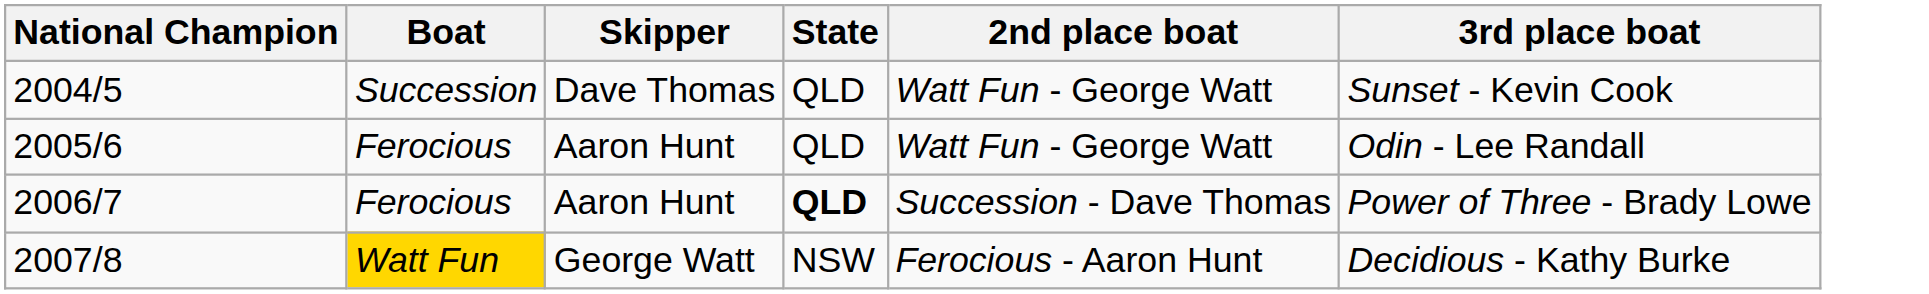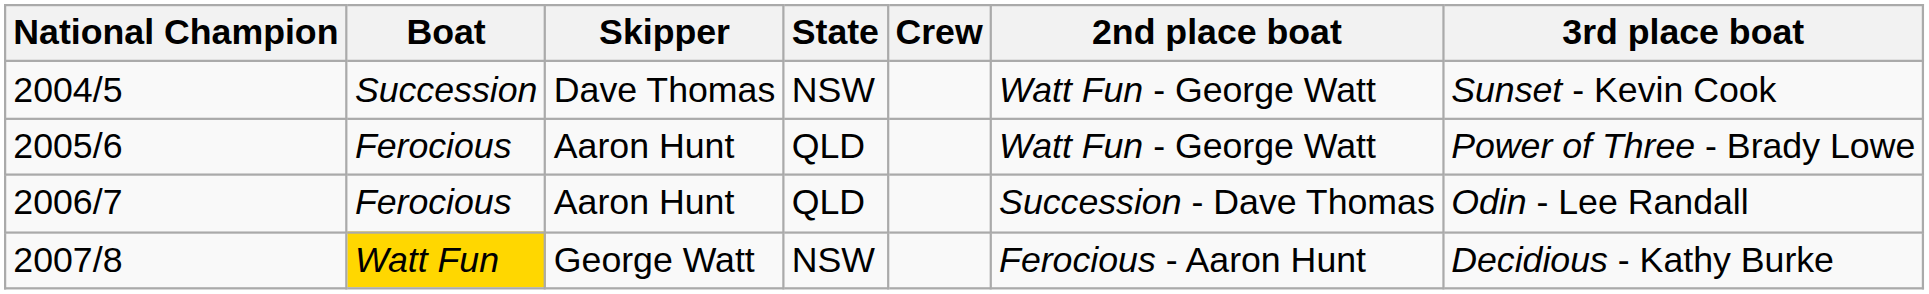+ column: (939, 32)
(828, 89) QLD -> (833, 89) NSW
(1496, 145) Odin - Lee Randall -> (1683, 145) Power of Three - Brady Lowe
(829, 202) bold -> (828, 202) normal
(1580, 202) Power of Three - Brady Lowe -> (1600, 202) Odin - Lee Randall
